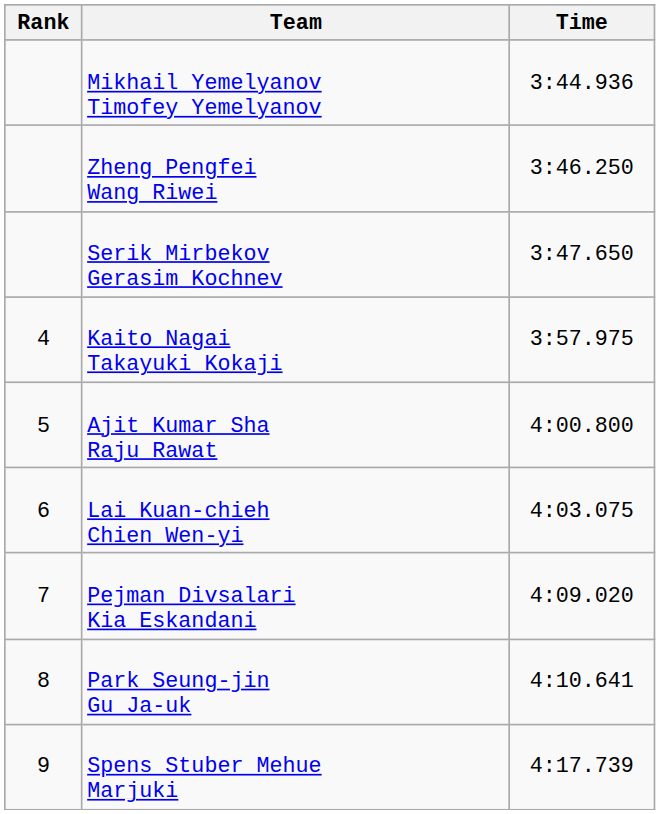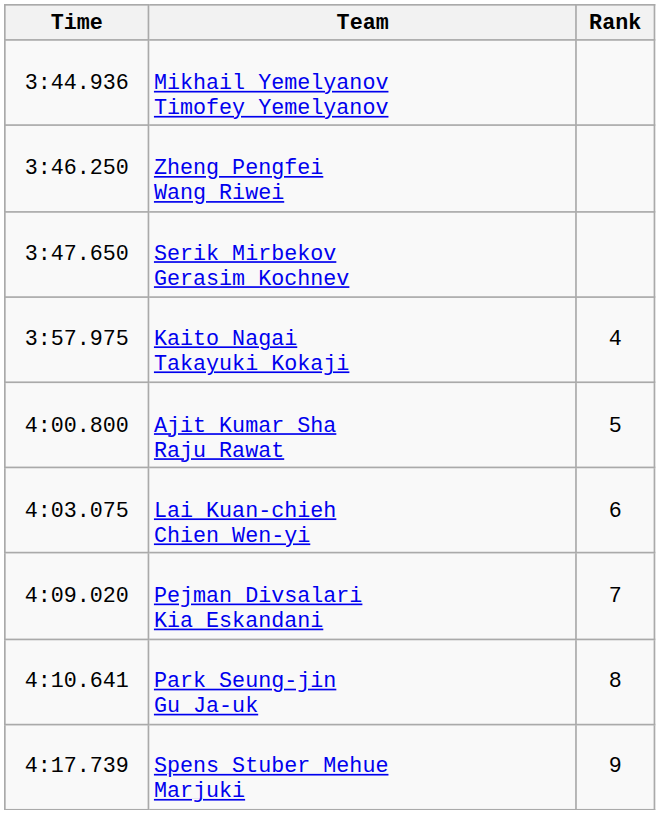columns swapped: (43, 23) <-> (582, 23)
